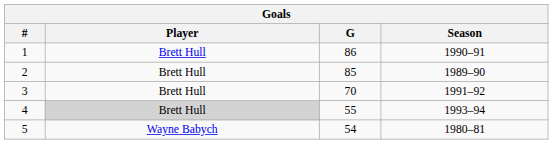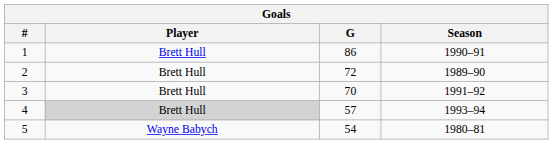(350, 72) 85 -> (350, 72) 72
(350, 110) 55 -> (350, 110) 57
